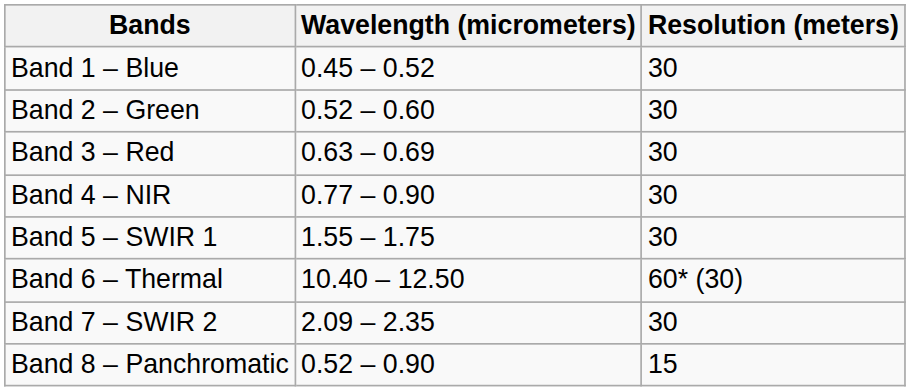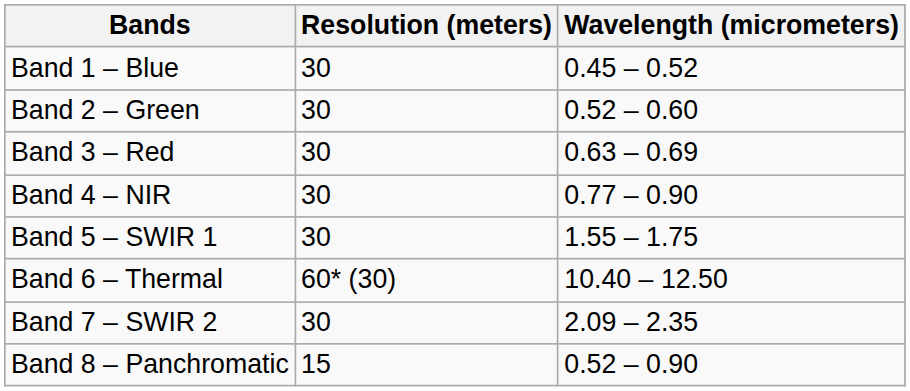columns swapped: (468, 25) <-> (773, 25)
